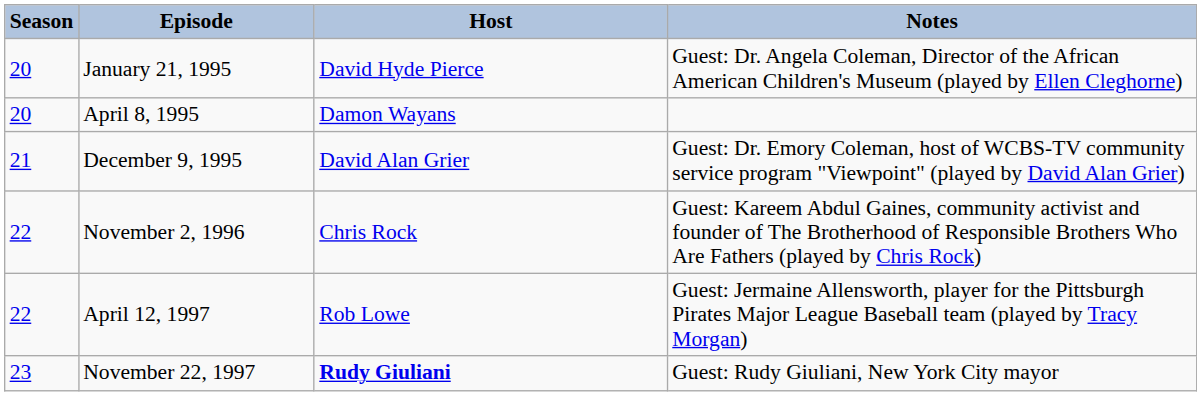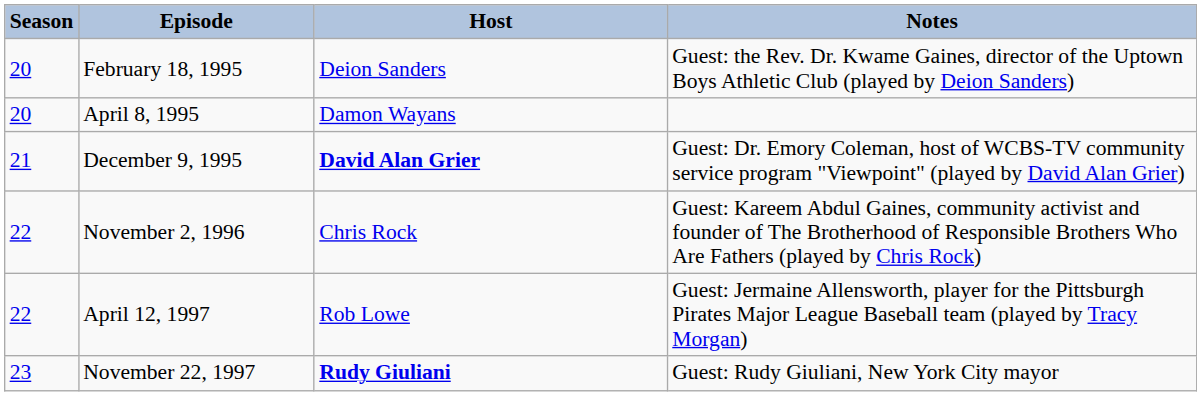- row: (157, 68)
+ row: (163, 68)
(394, 160) normal -> (400, 160) bold
